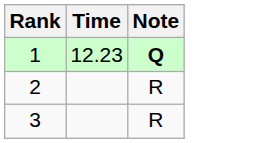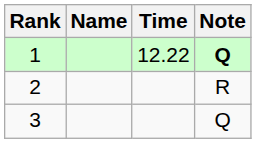+ column: (99, 21)
(97, 54) 12.23 -> (163, 54) 12.22
(156, 120) R -> (223, 120) Q
